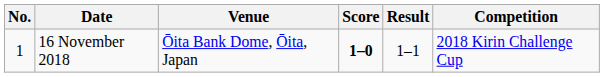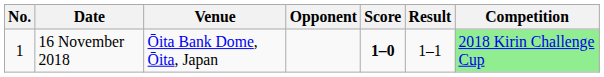+ column: (323, 16)
(505, 50) no background -> (526, 50) lightgreen background
